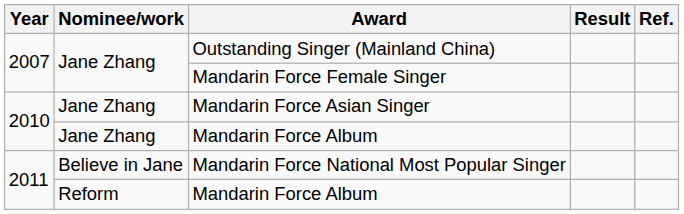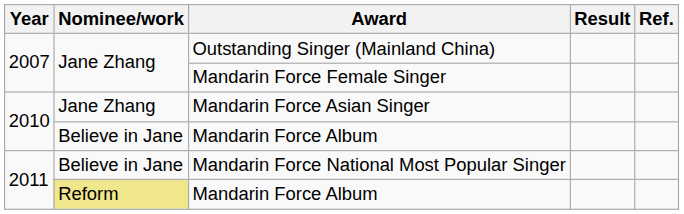(107, 135) Jane Zhang -> (121, 135) Believe in Jane
(88, 194) no background -> (88, 194) khaki background
